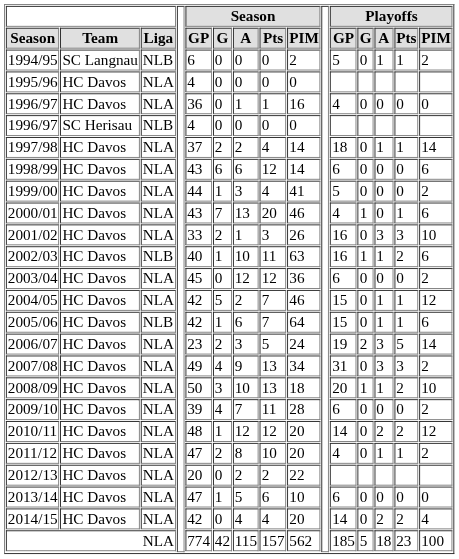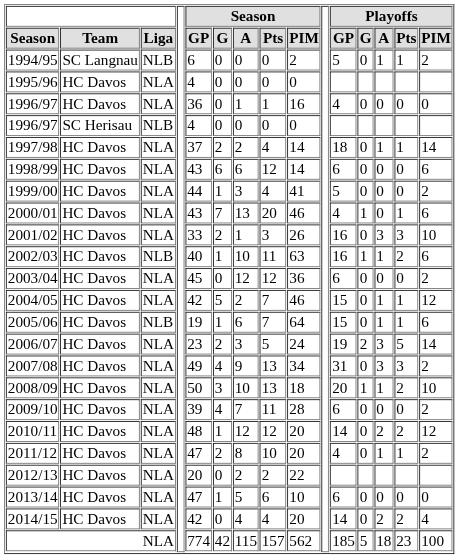(195, 322) 42 -> (195, 322) 19
